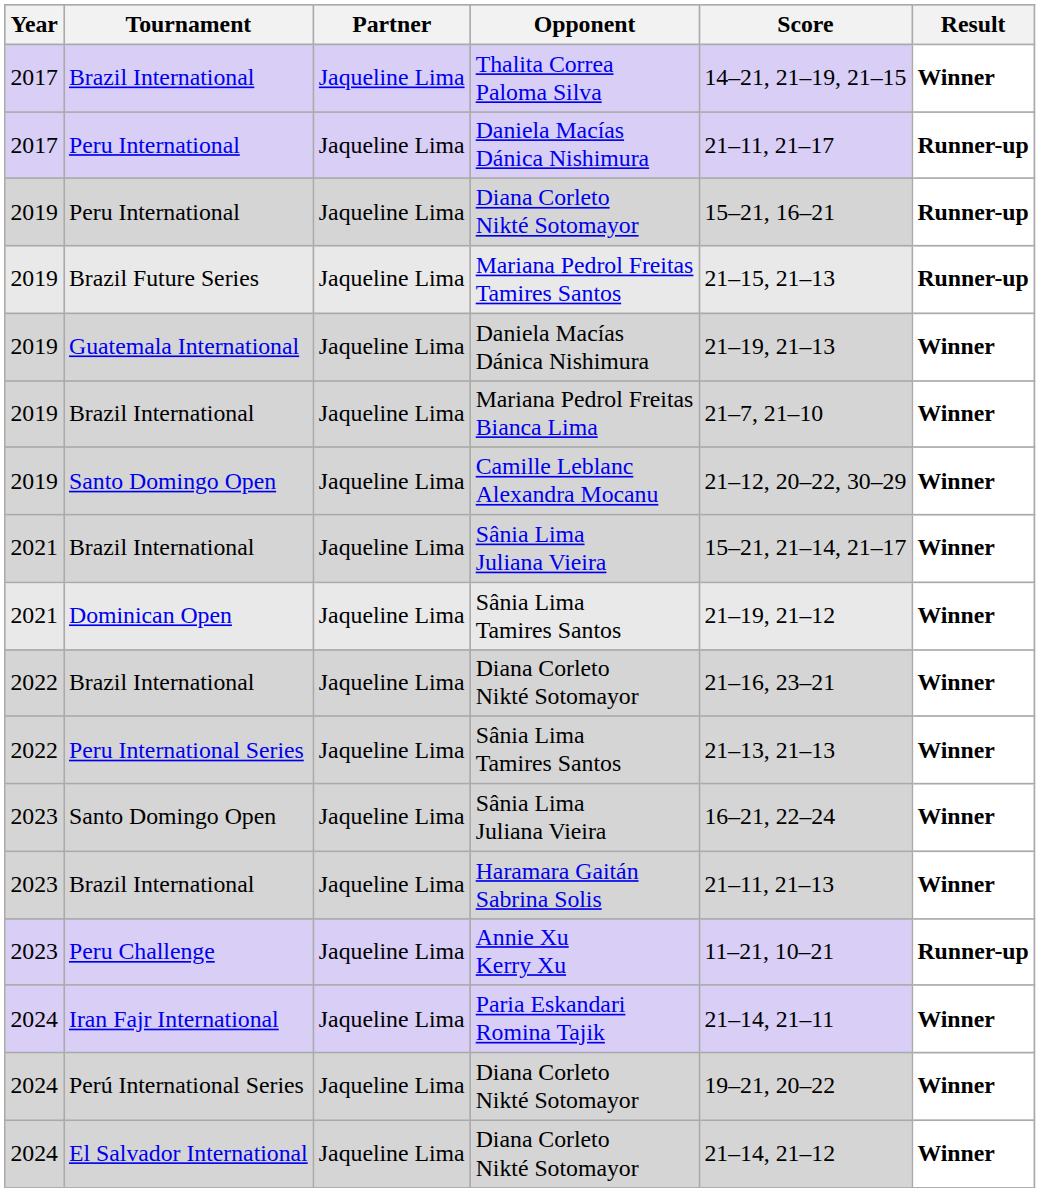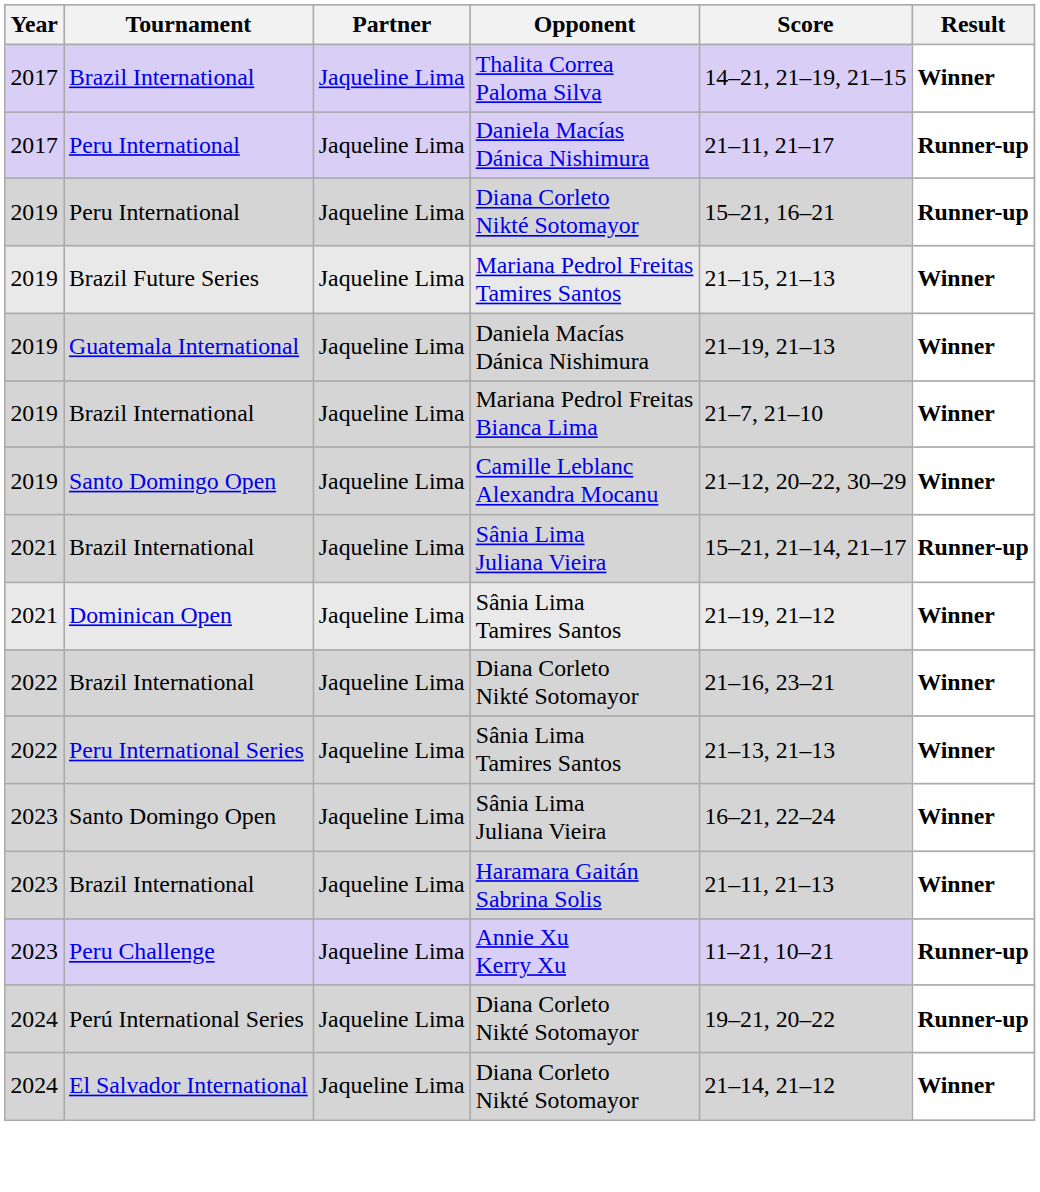(973, 279) Runner-up -> (956, 279) Winner
(956, 548) Winner -> (973, 548) Runner-up
- row: (174, 1019)
(956, 1086) Winner -> (973, 1019) Runner-up
